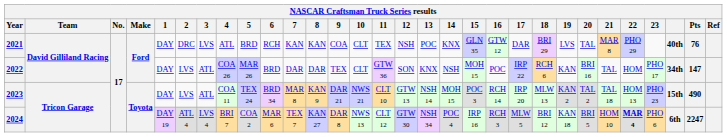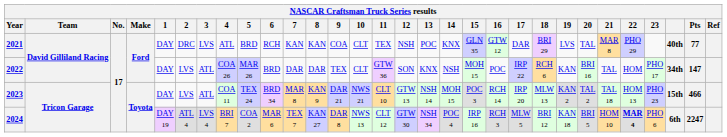(695, 45) 76 -> (695, 45) 77
(695, 94) 490 -> (695, 94) 466
